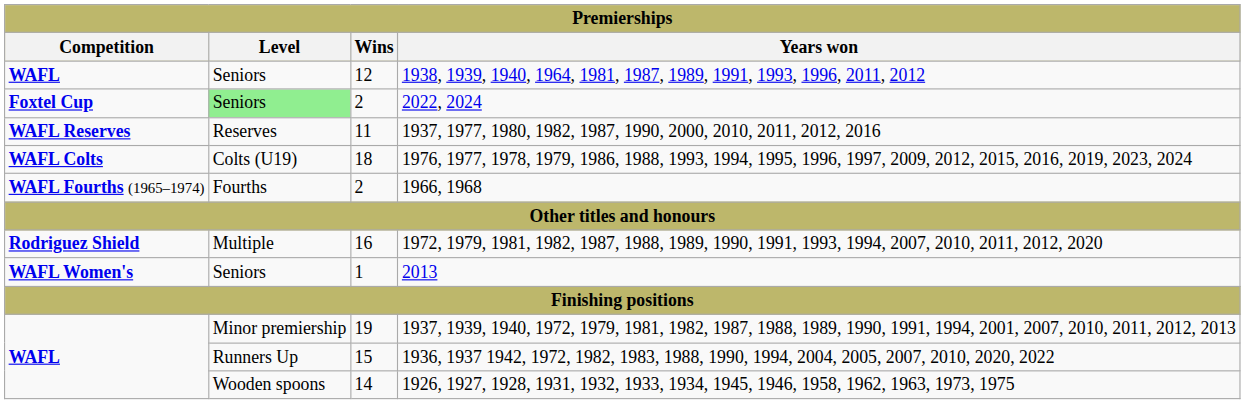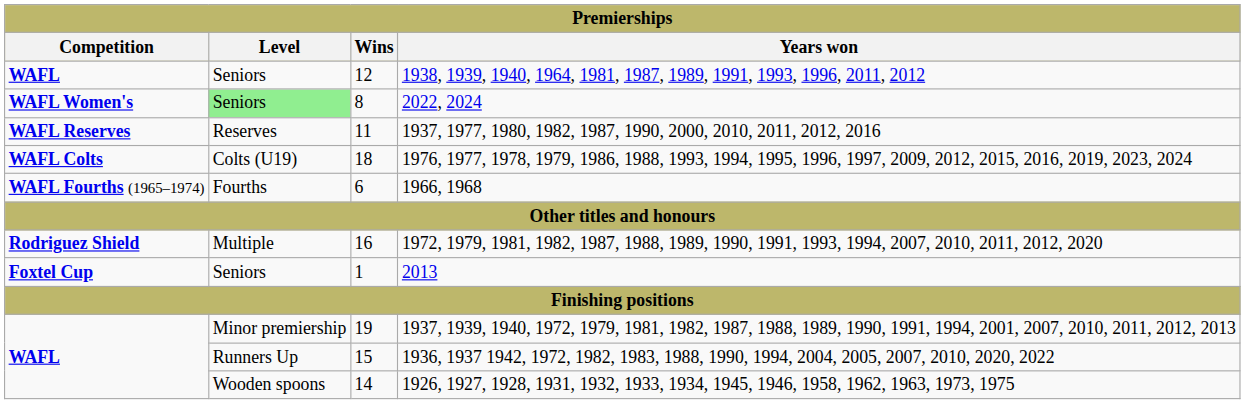(51, 103) Foxtel Cup -> (71, 103) WAFL Women's
(359, 103) 2 -> (359, 103) 8
(359, 187) 2 -> (359, 187) 6
(71, 272) WAFL Women's -> (51, 272) Foxtel Cup
